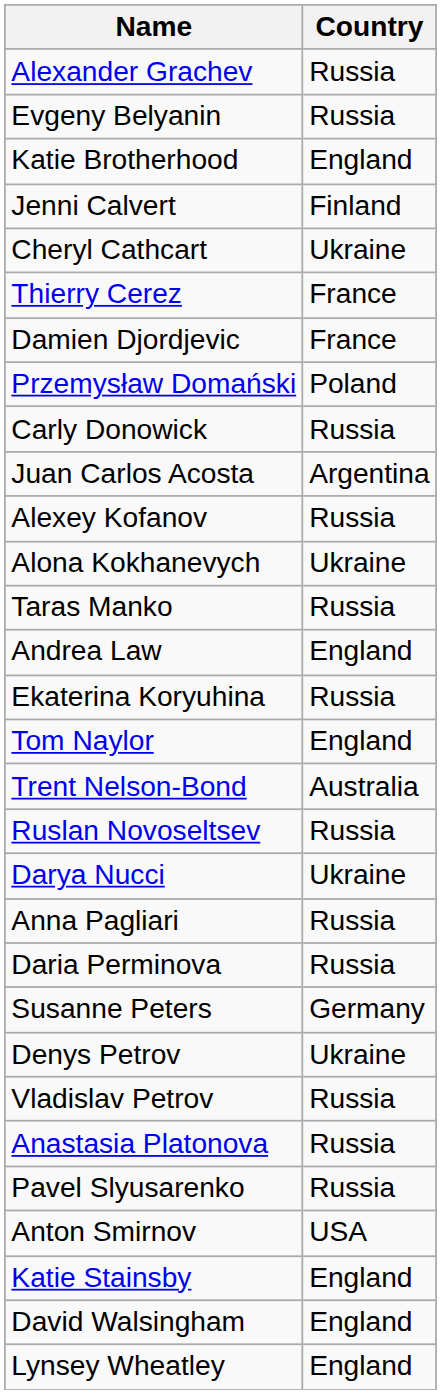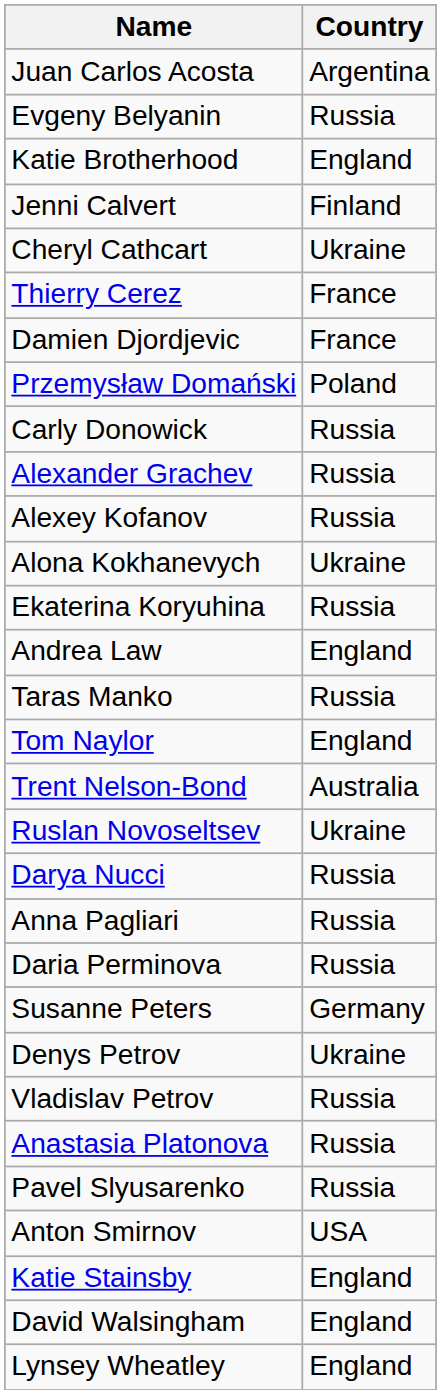rows swapped: (133, 473) <-> (132, 71)
rows swapped: (138, 696) <-> (92, 607)
(352, 830) Russia -> (358, 830) Ukraine
(358, 875) Ukraine -> (352, 875) Russia
